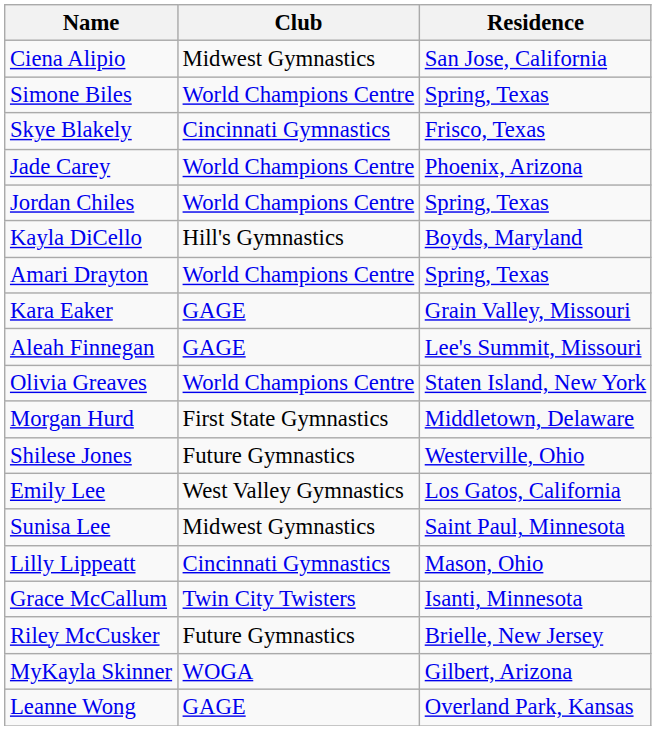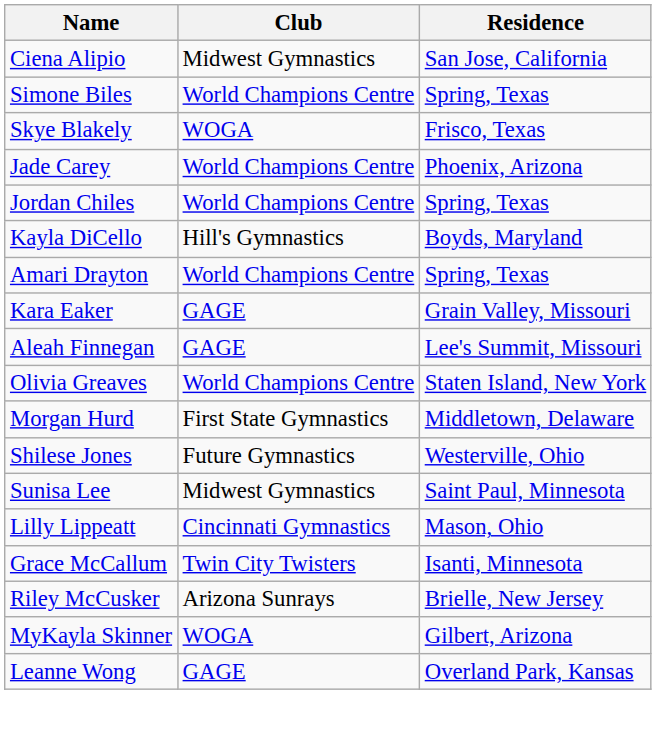(286, 130) Cincinnati Gymnastics -> (218, 130) WOGA
- row: (58, 490)
(269, 635) Future Gymnastics -> (259, 599) Arizona Sunrays
